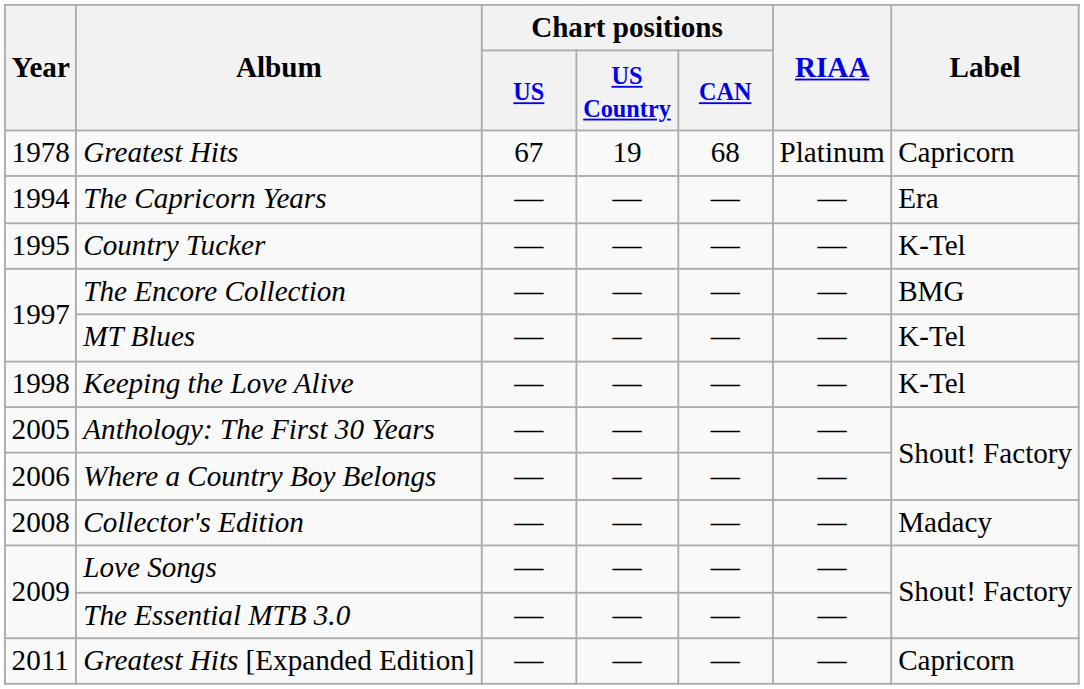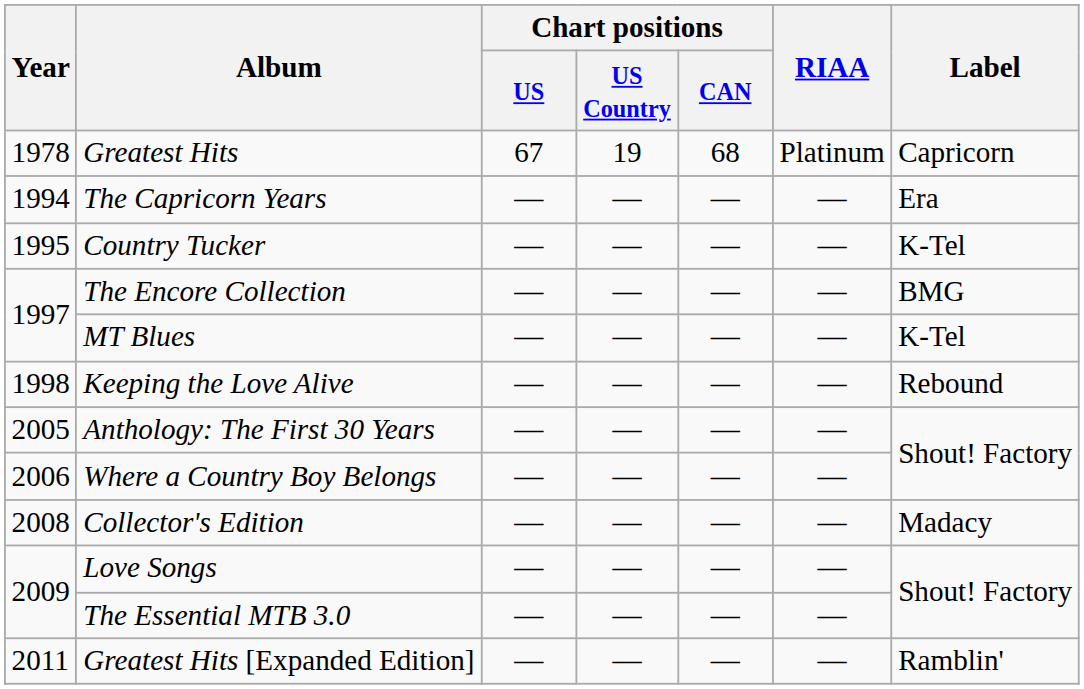(932, 383) K-Tel -> (951, 383) Rebound
(956, 660) Capricorn -> (951, 660) Ramblin'
